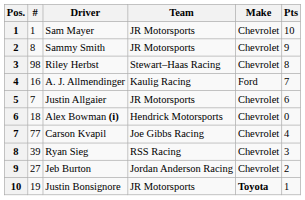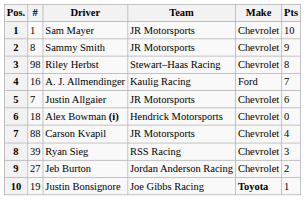(35, 134) 77 -> (35, 134) 88
(167, 134) Joe Gibbs Racing -> (162, 134) JR Motorsports
(162, 186) JR Motorsports -> (167, 186) Joe Gibbs Racing
